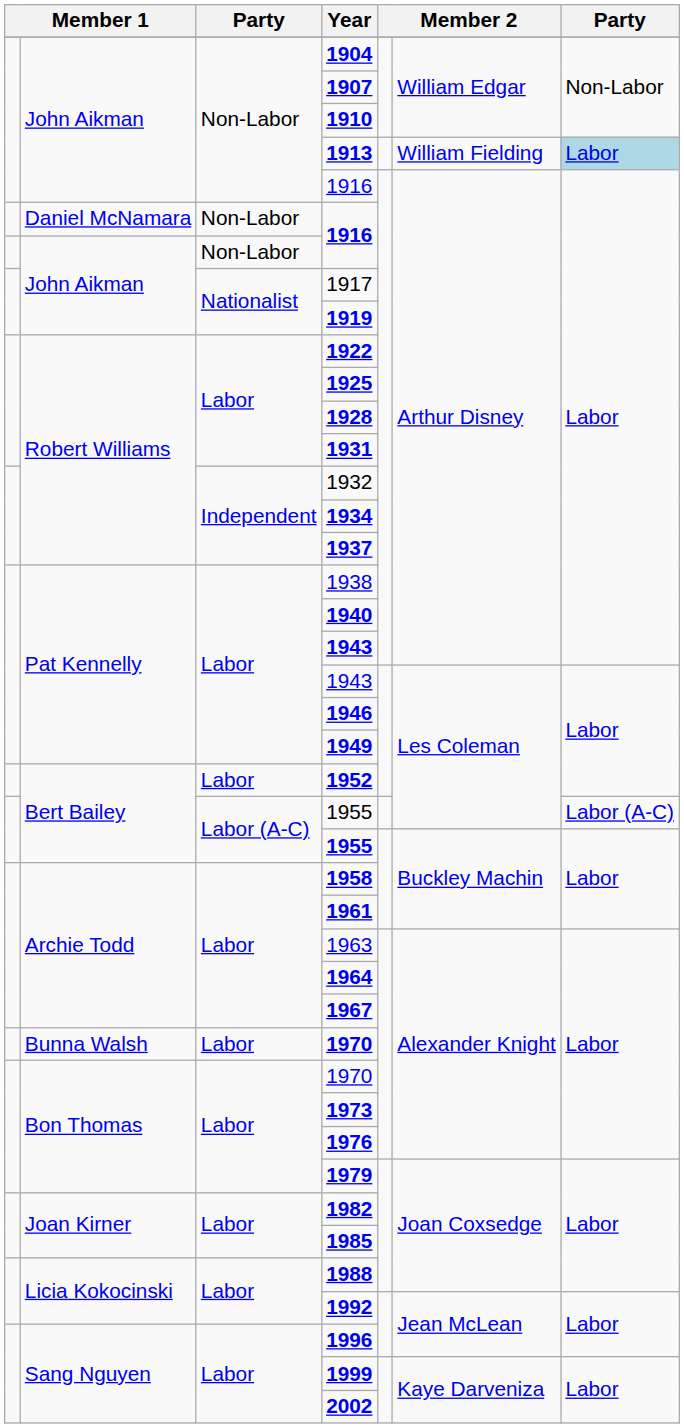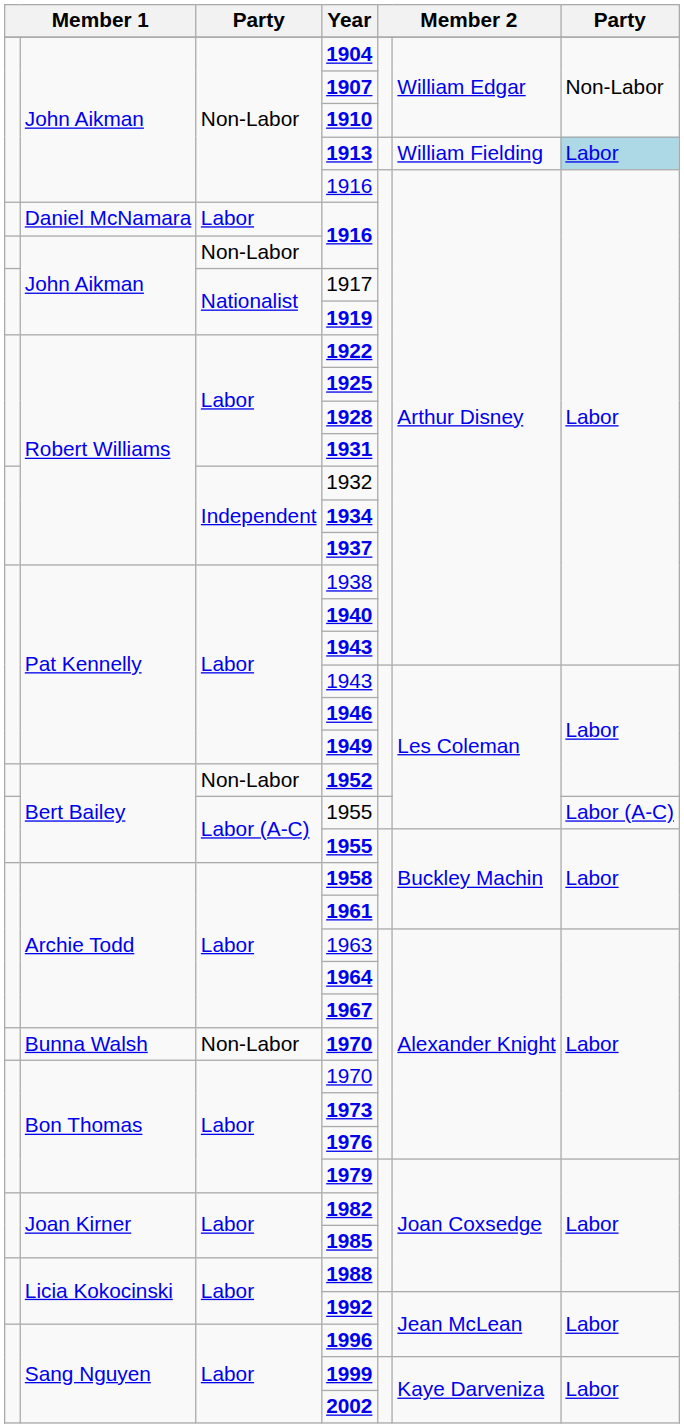(250, 218) Non-Labor -> (227, 218) Labor
(227, 779) Labor -> (250, 779) Non-Labor
(227, 1043) Labor -> (250, 1043) Non-Labor
